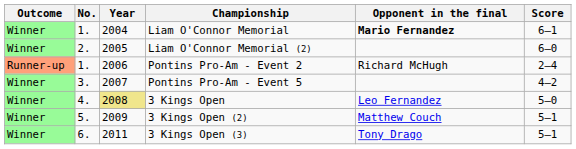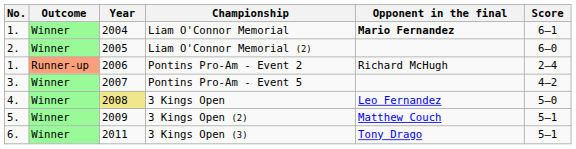columns swapped: (40, 13) <-> (87, 13)
